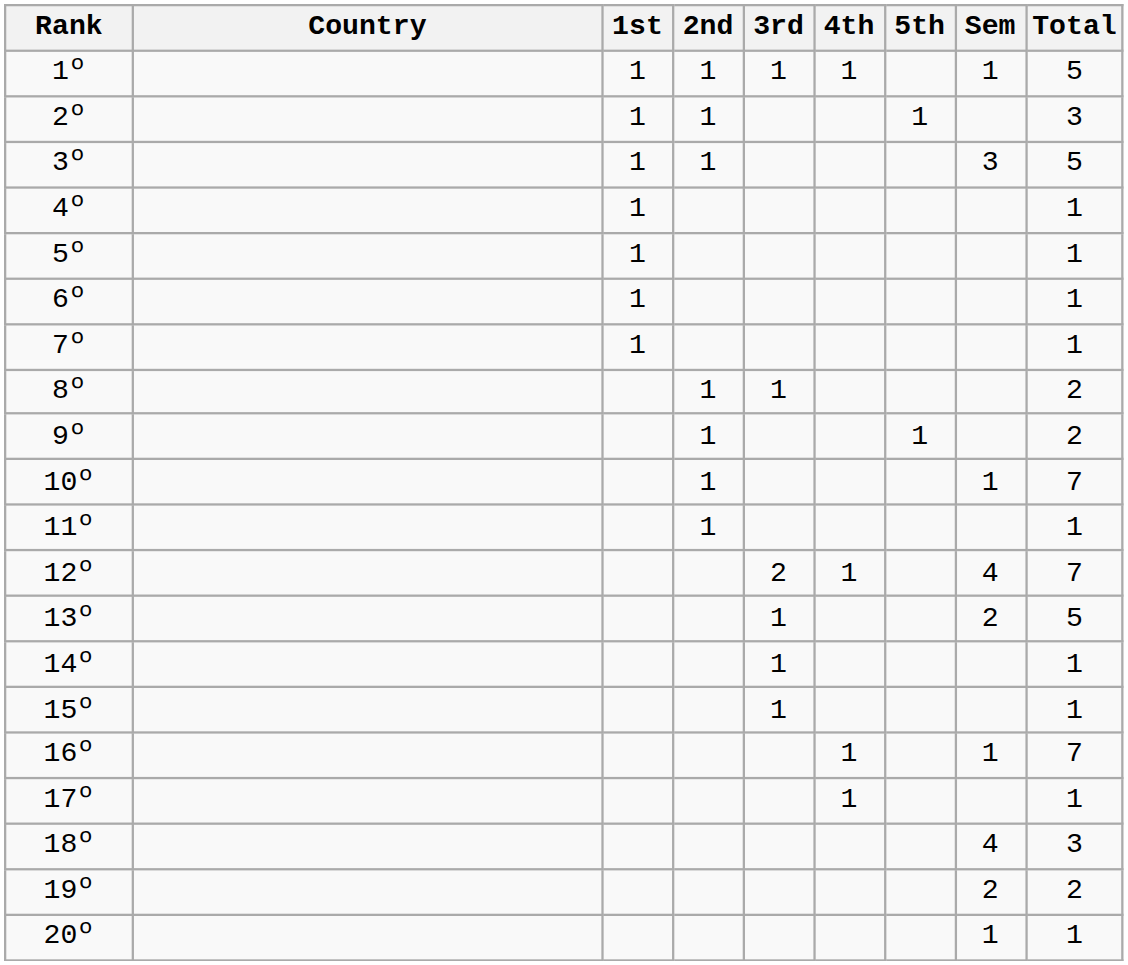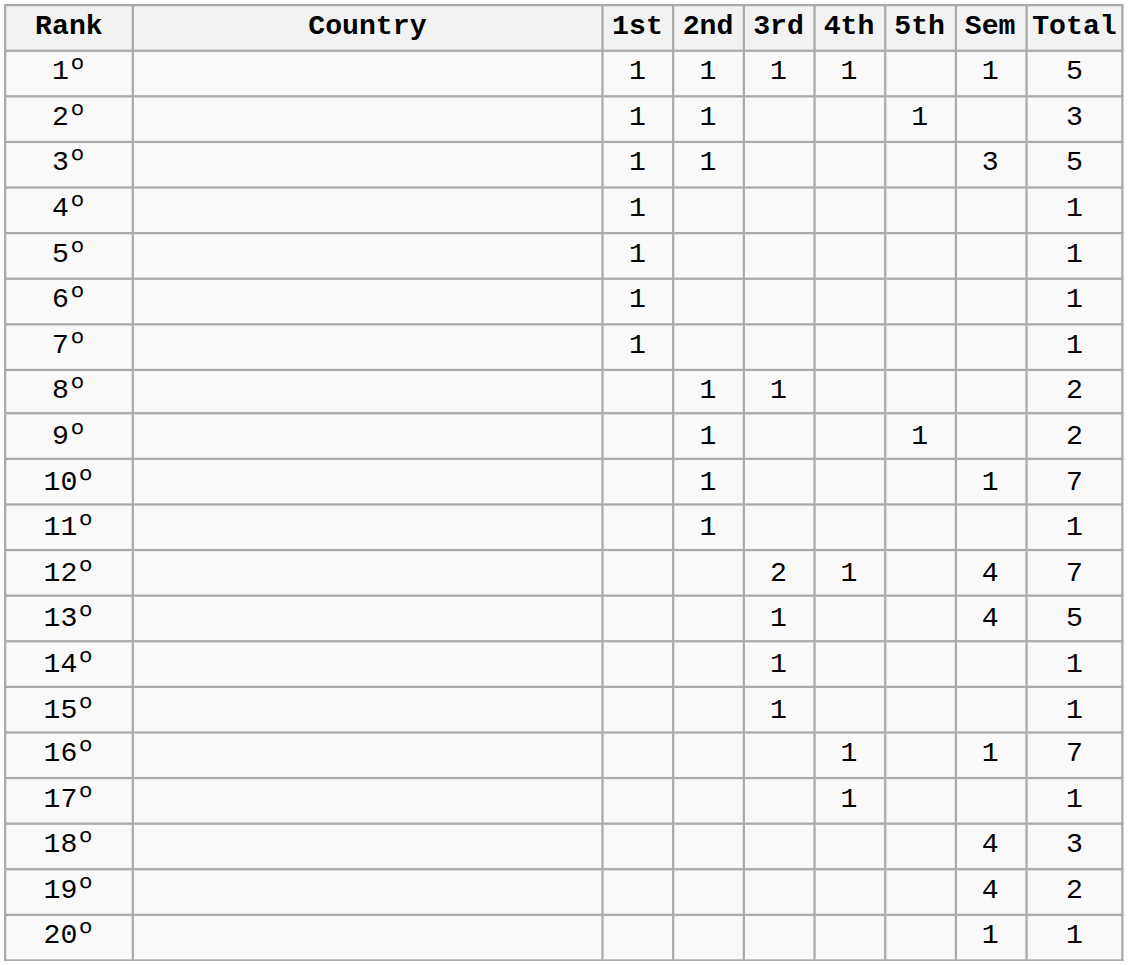(990, 619) 2 -> (990, 619) 4
(990, 892) 2 -> (990, 892) 4
